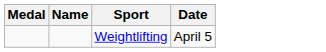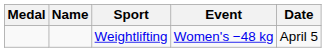+ column: (224, 15)
